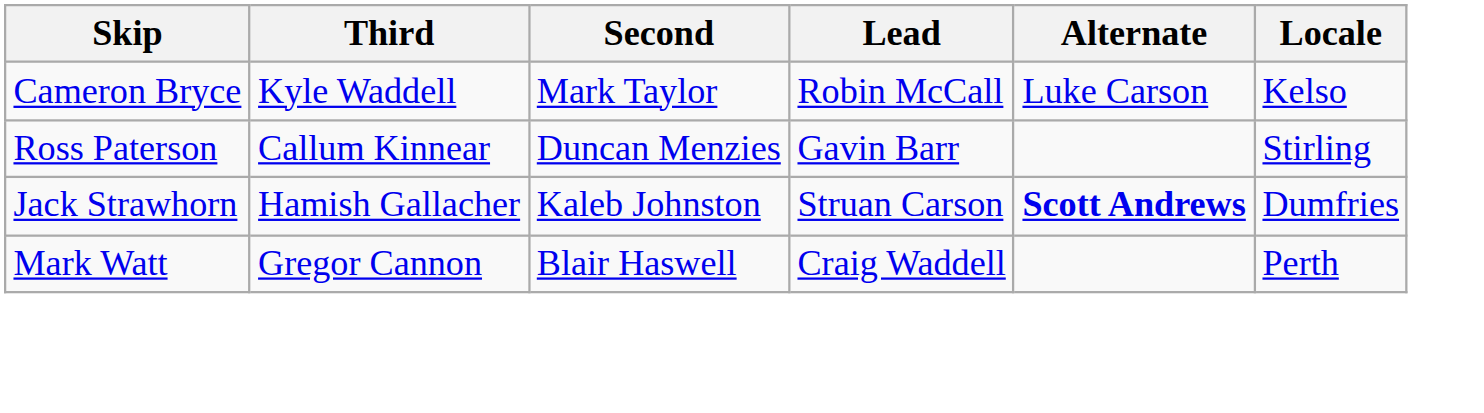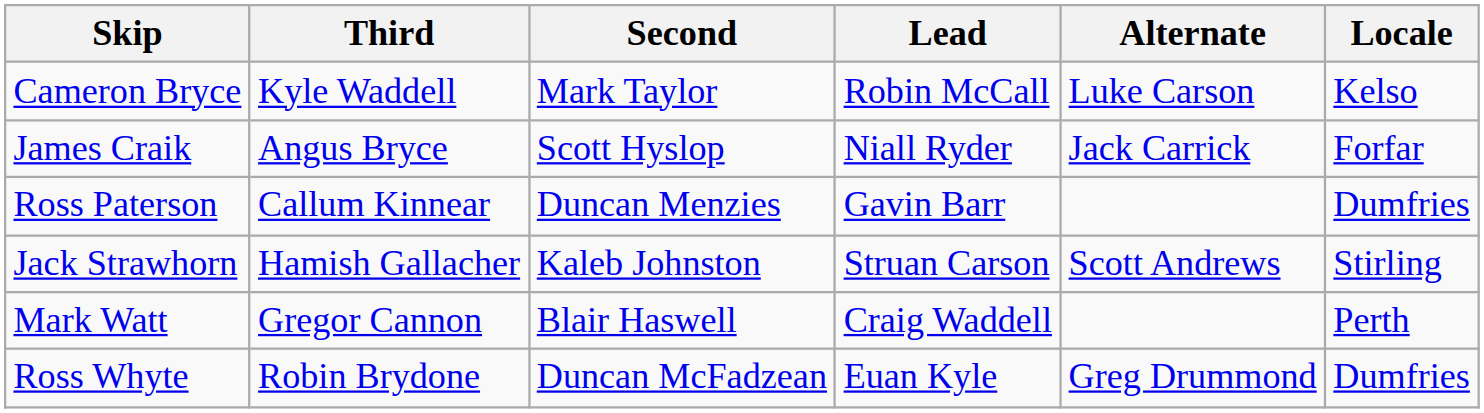+ row: (102, 147)
(1317, 147) Stirling -> (1402, 205) Dumfries
(1134, 205) bold -> (1175, 262) normal
(1331, 205) Dumfries -> (1388, 262) Stirling
+ row: (101, 377)
